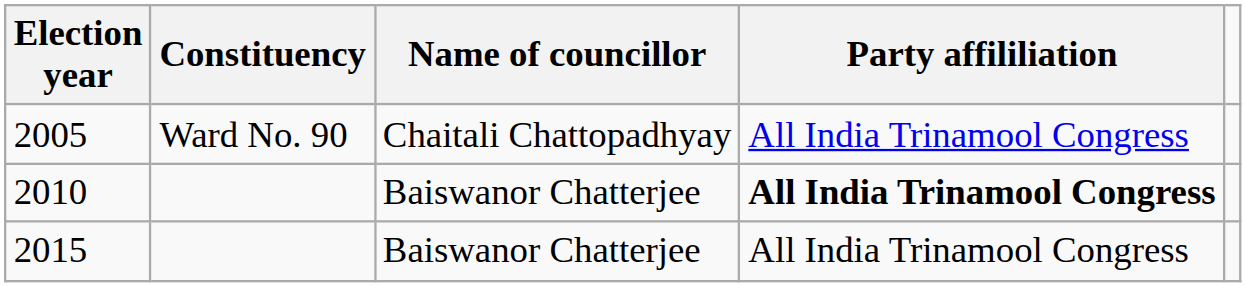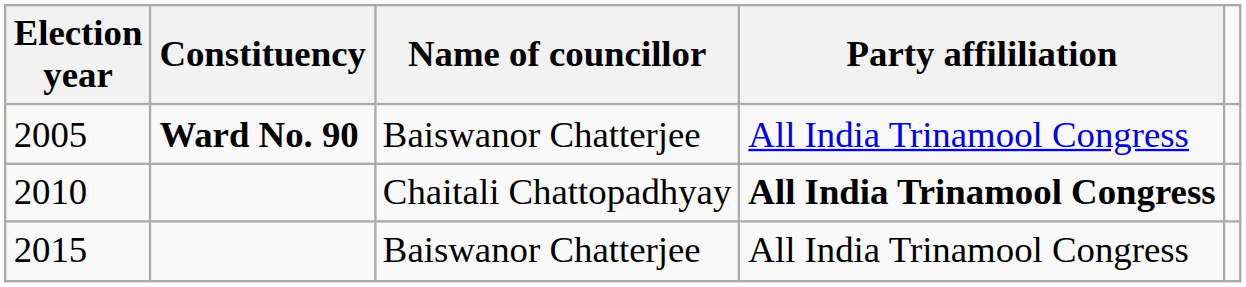(253, 133) normal -> (259, 133) bold
(557, 133) Chaitali Chattopadhyay -> (542, 133) Baiswanor Chatterjee
(542, 191) Baiswanor Chatterjee -> (557, 191) Chaitali Chattopadhyay
